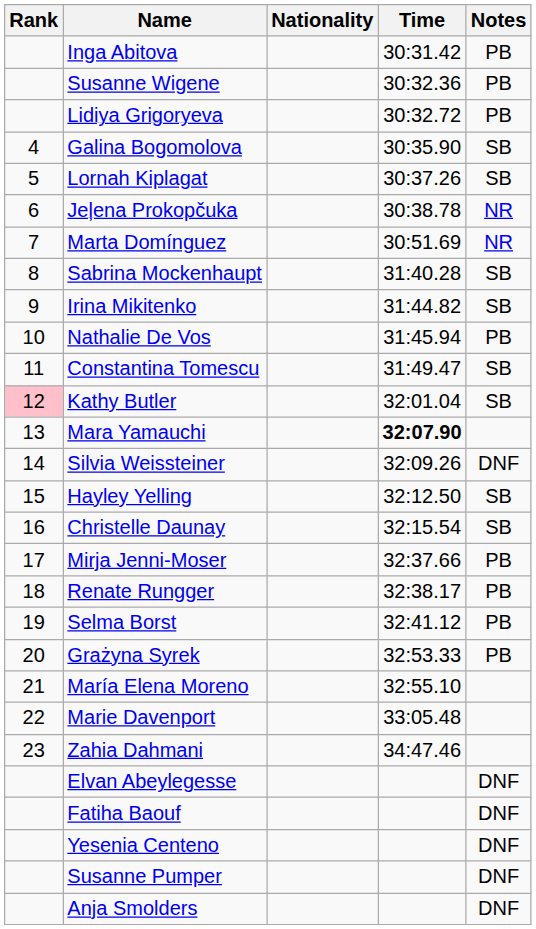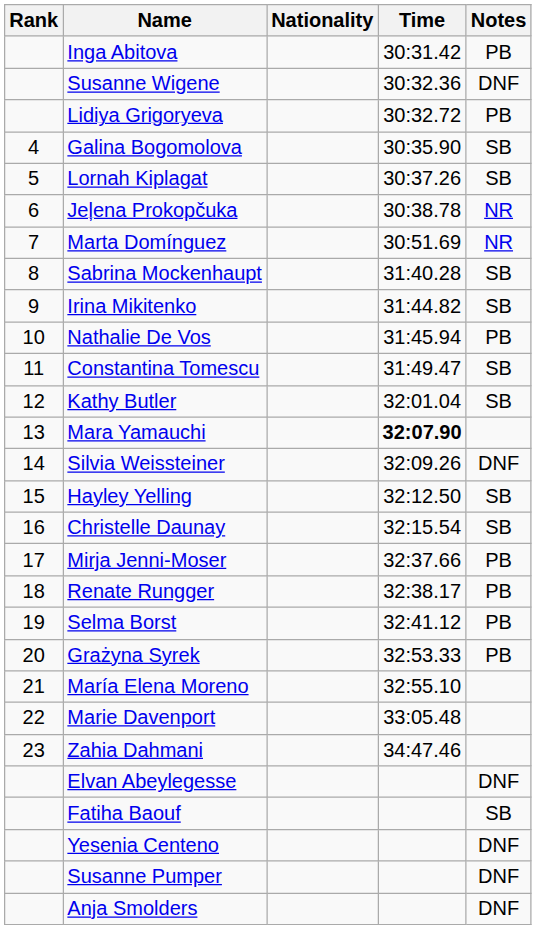(499, 83) PB -> (499, 83) DNF
(34, 400) pink background -> (34, 400) no background
(499, 813) DNF -> (499, 813) SB
